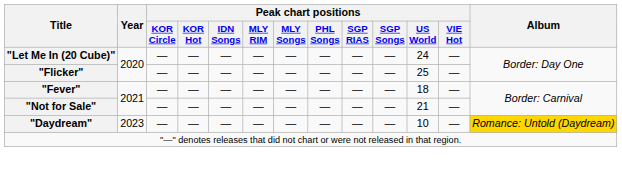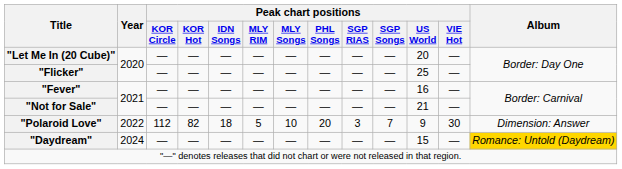(423, 55) 24 -> (423, 55) 20
(423, 89) 18 -> (423, 89) 16
+ row: (61, 123)
(132, 123) 2023 -> (132, 140) 2024
(423, 123) 10 -> (423, 140) 15
